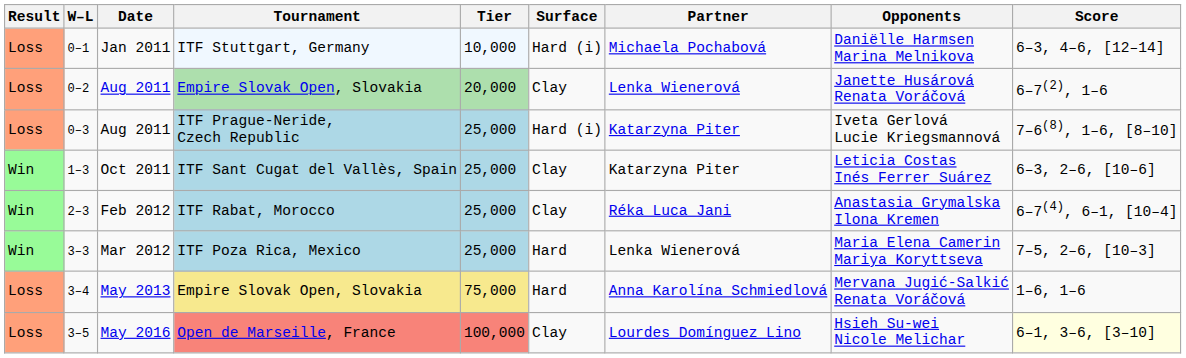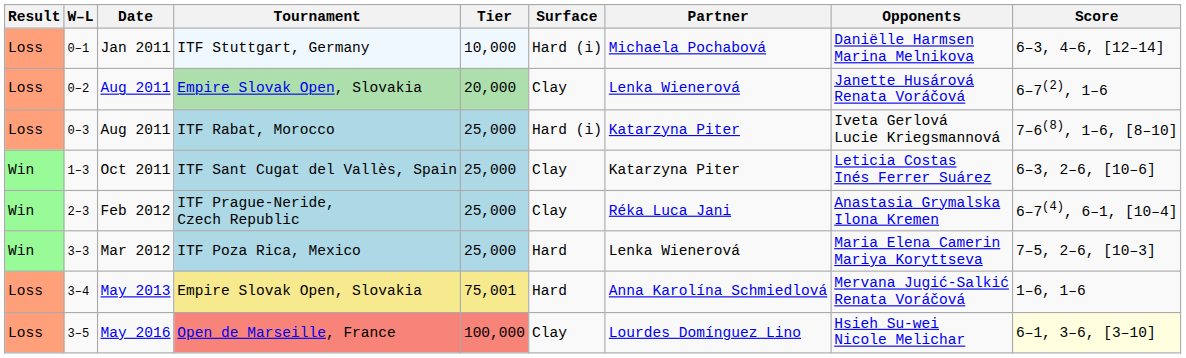(256, 130) ITF Prague-Neride, Czech Republic -> (256, 130) ITF Rabat, Morocco
(256, 211) ITF Rabat, Morocco -> (256, 211) ITF Prague-Neride, Czech Republic
(490, 292) 75,000 -> (490, 292) 75,001
